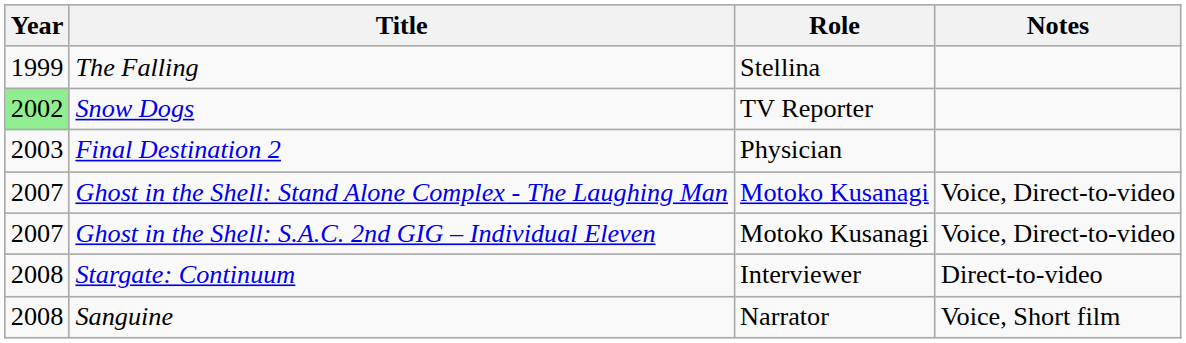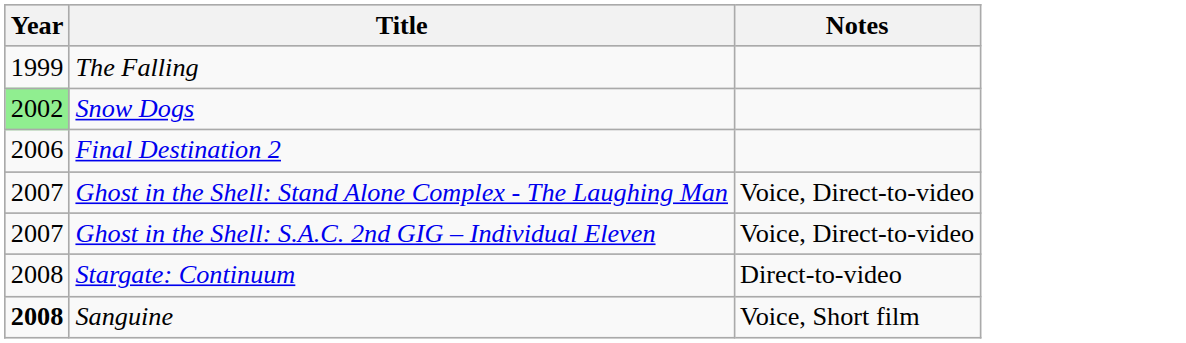- column: (834, 25)
(37, 150) 2003 -> (37, 150) 2006
(37, 316) normal -> (37, 316) bold
